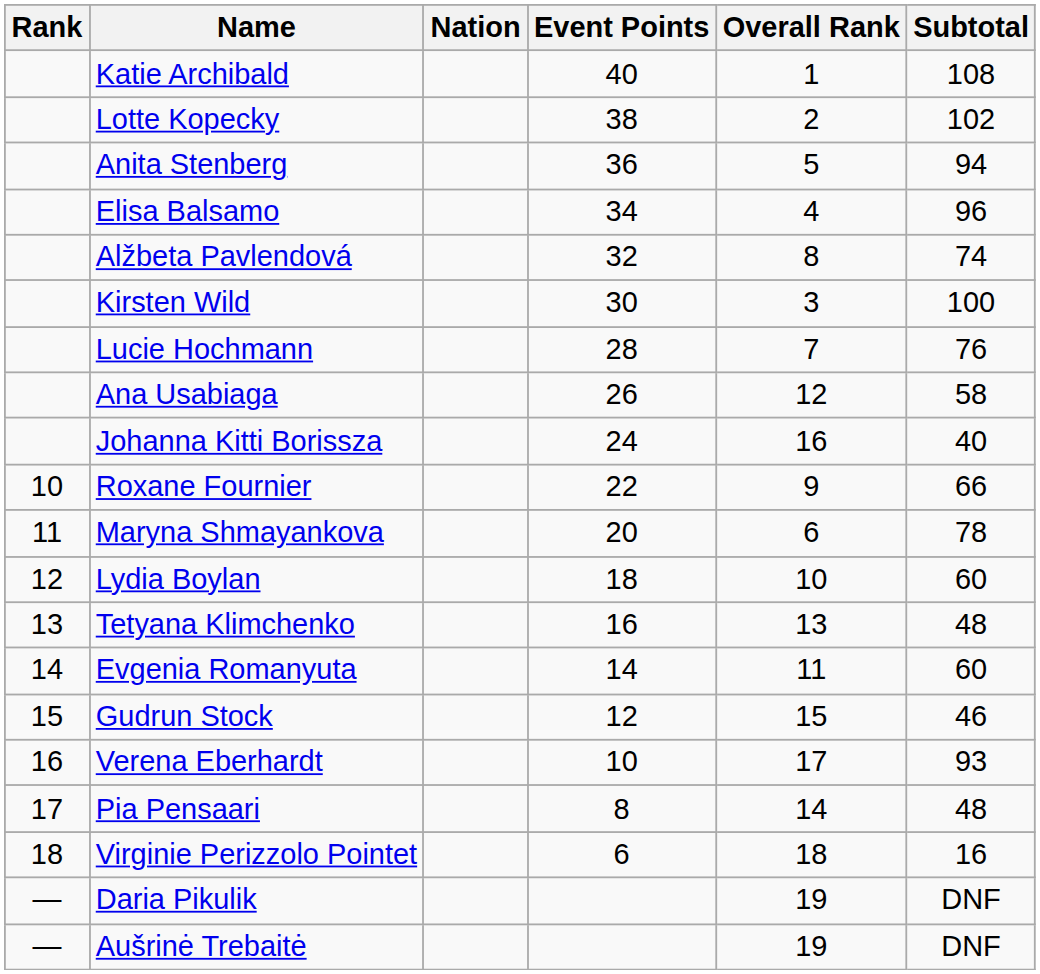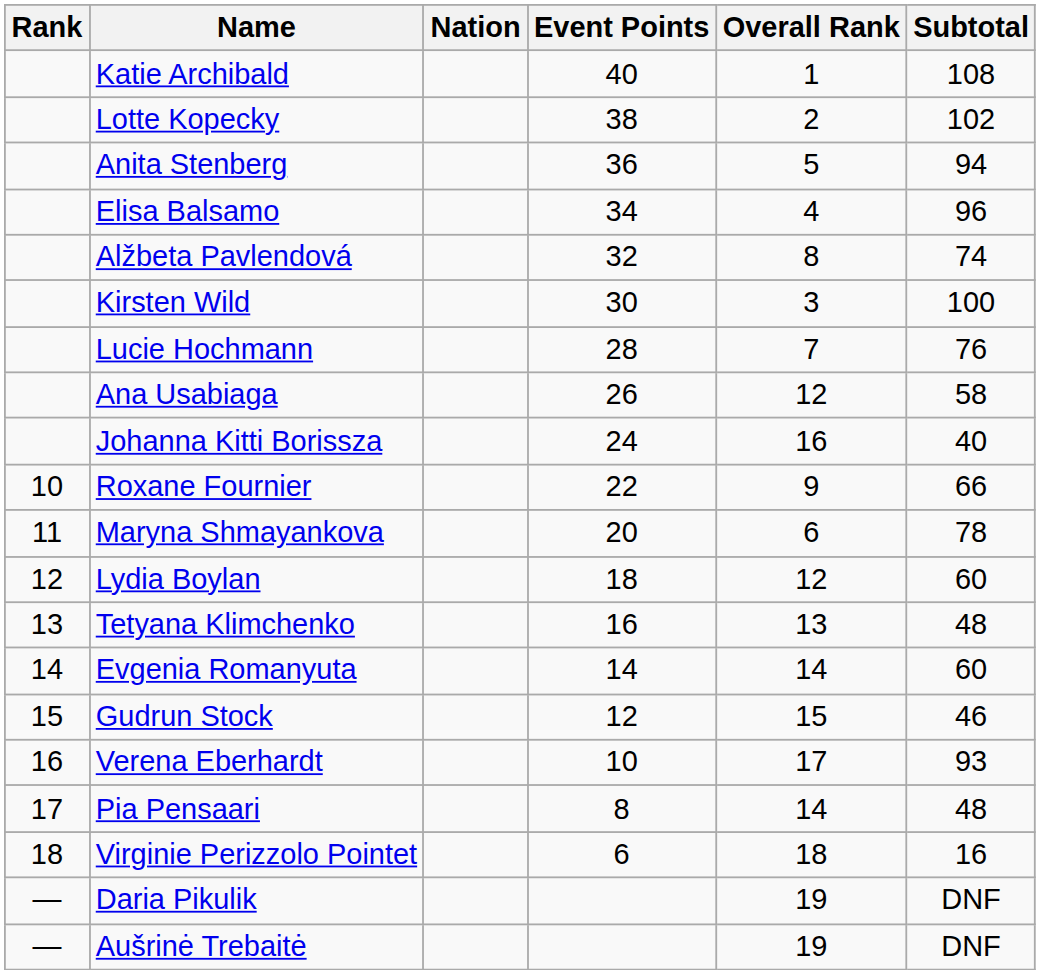(811, 578) 10 -> (811, 578) 12
(811, 670) 11 -> (811, 670) 14
